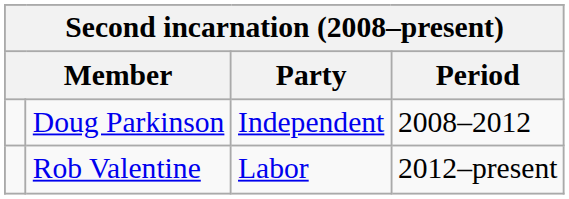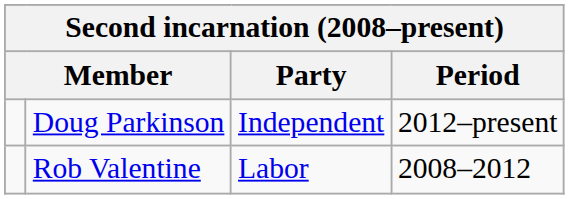(465, 121) 2008–2012 -> (478, 121) 2012–present
(478, 168) 2012–present -> (465, 168) 2008–2012
